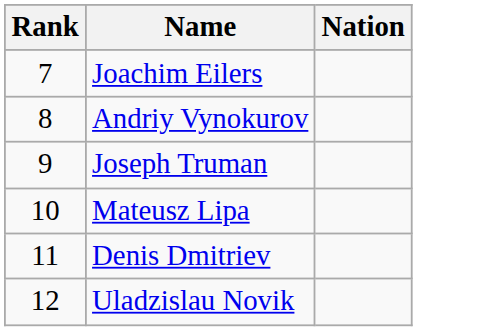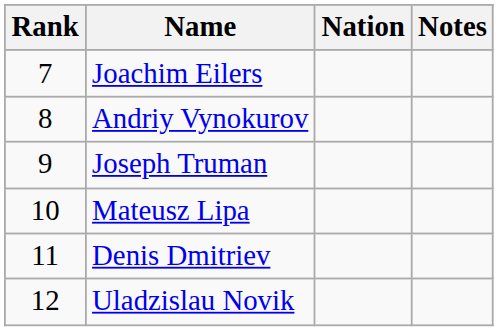+ column: (453, 27)
